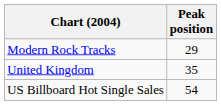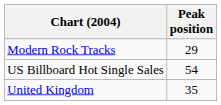rows swapped: (51, 69) <-> (86, 89)
